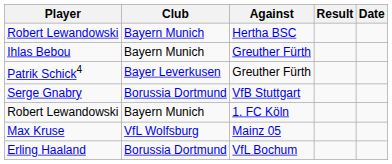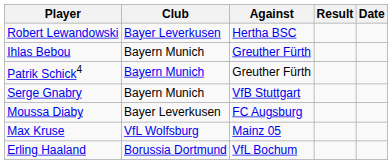(164, 33) Bayern Munich -> (172, 33) Bayer Leverkusen
(172, 72) Bayer Leverkusen -> (164, 72) Bayern Munich
(175, 93) Borussia Dortmund -> (164, 93) Bayern Munich
- row: (63, 112)
+ row: (45, 112)
